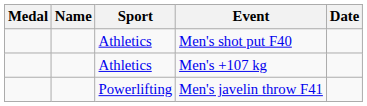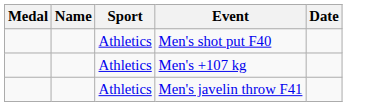(135, 89) Powerlifting -> (125, 89) Athletics
